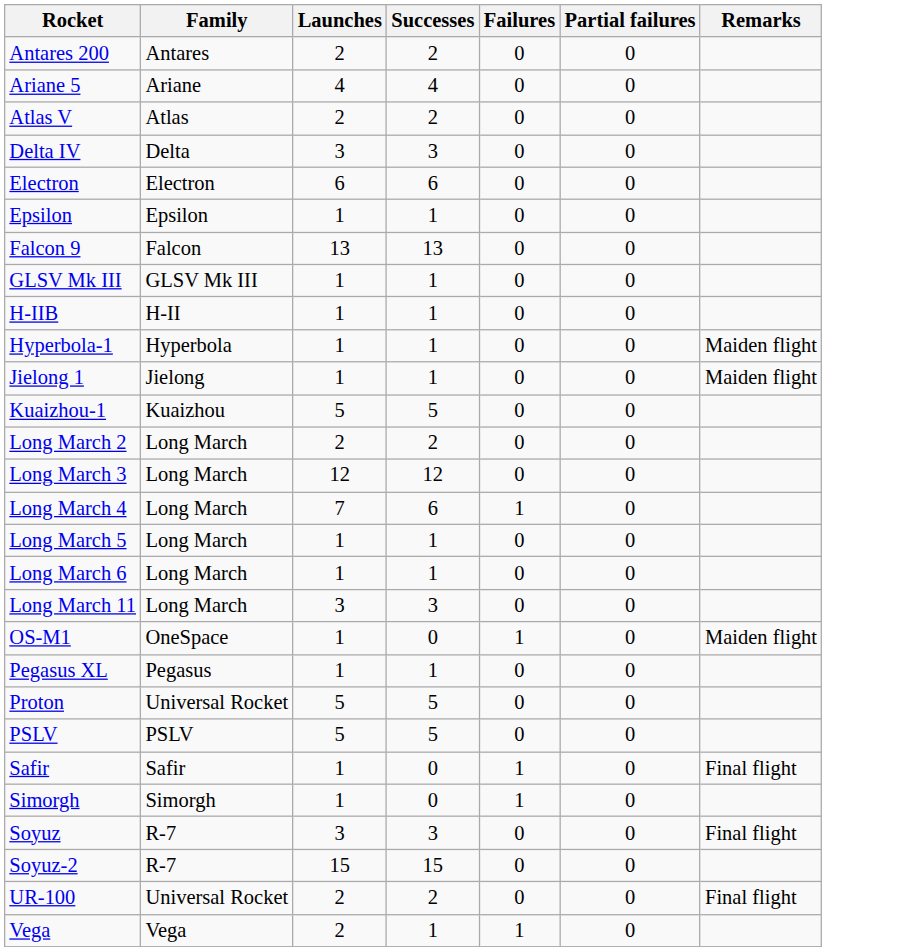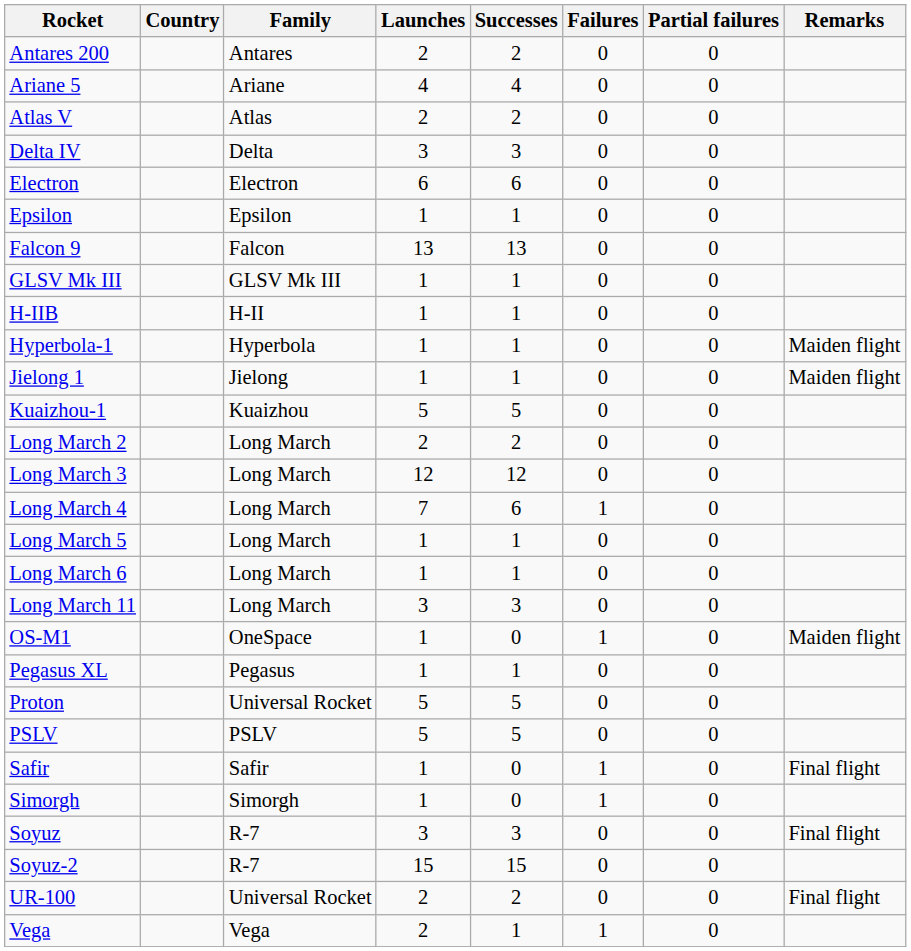+ column: (182, 20)
